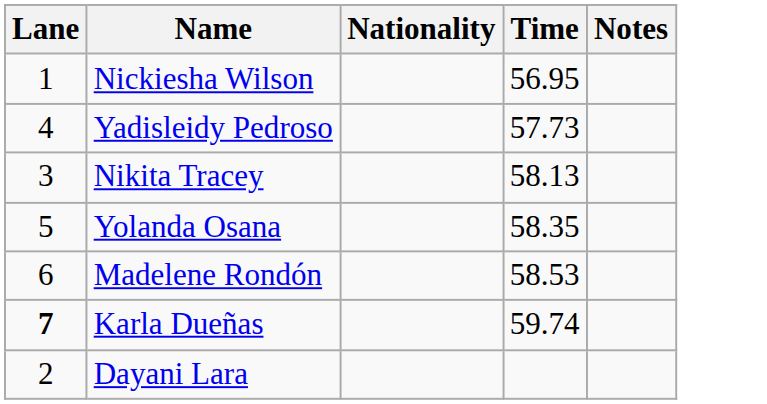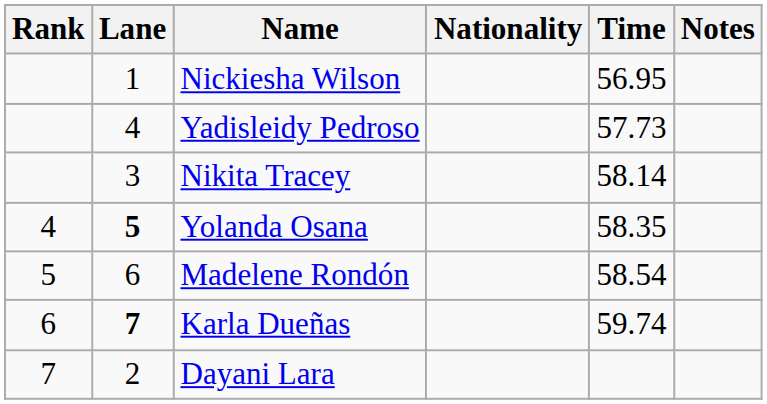+ column: (48, 29)
(545, 176) 58.13 -> (631, 176) 58.14
(46, 226) normal -> (133, 226) bold
(545, 275) 58.53 -> (631, 275) 58.54
